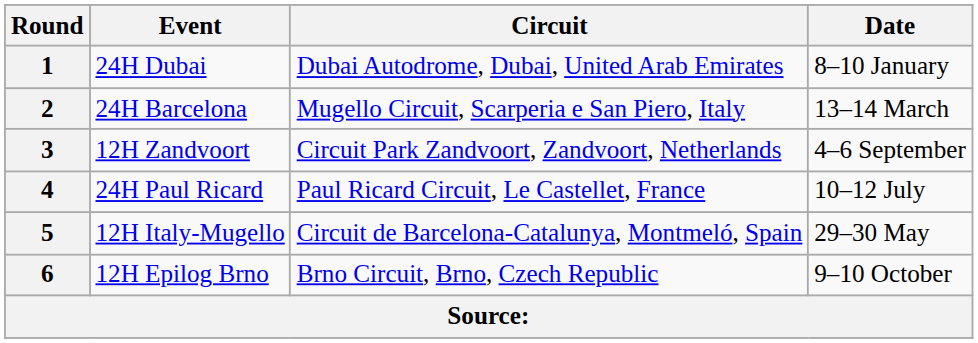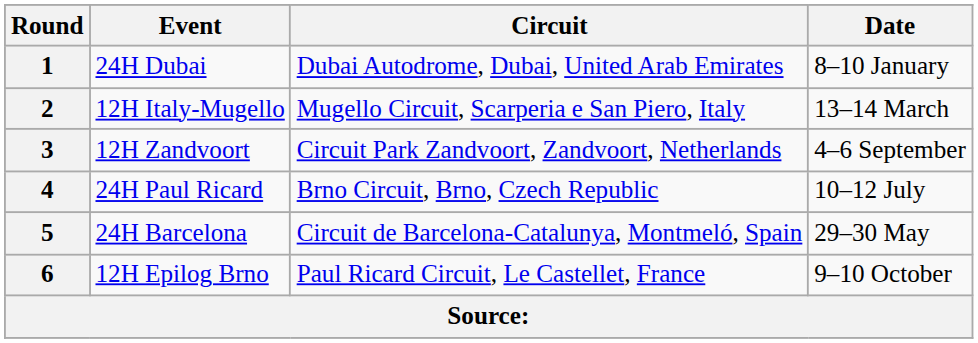(171, 107) 24H Barcelona -> (190, 107) 12H Italy-Mugello
(501, 190) Paul Ricard Circuit, Le Castellet, France -> (478, 190) Brno Circuit, Brno, Czech Republic
(190, 232) 12H Italy-Mugello -> (171, 232) 24H Barcelona
(478, 273) Brno Circuit, Brno, Czech Republic -> (501, 273) Paul Ricard Circuit, Le Castellet, France
